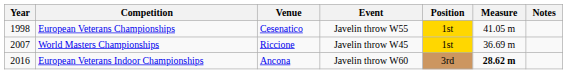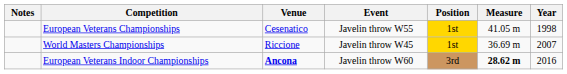columns swapped: (20, 12) <-> (544, 12)
(275, 61) normal -> (281, 61) bold
